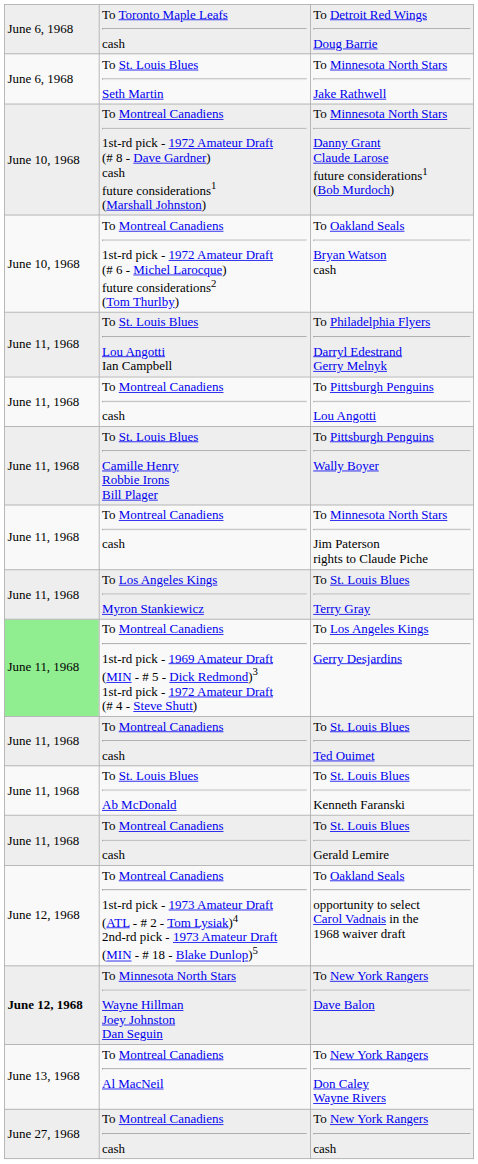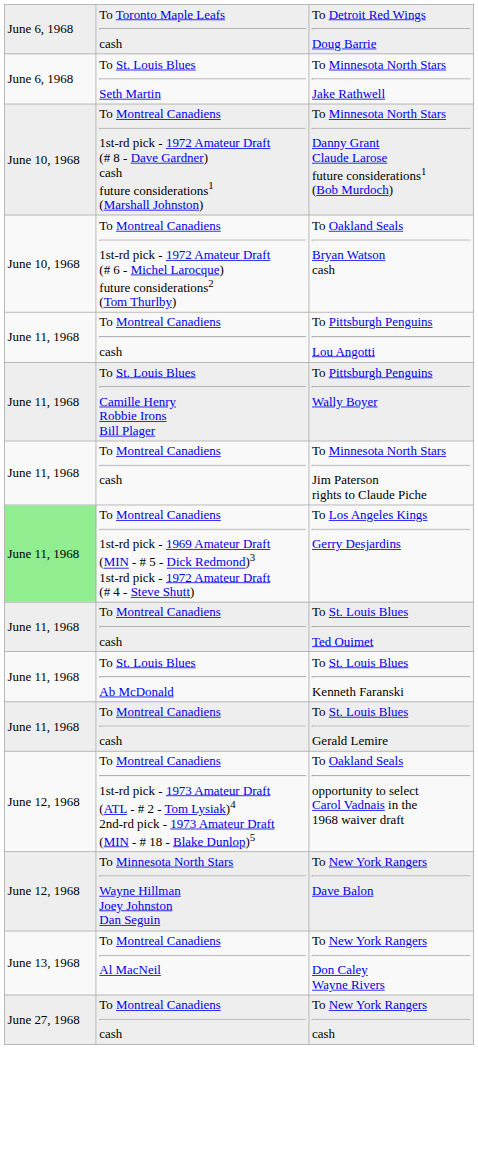- row: (392, 344)
- row: (392, 594)
(45, 1005) bold -> (44, 891) normal
